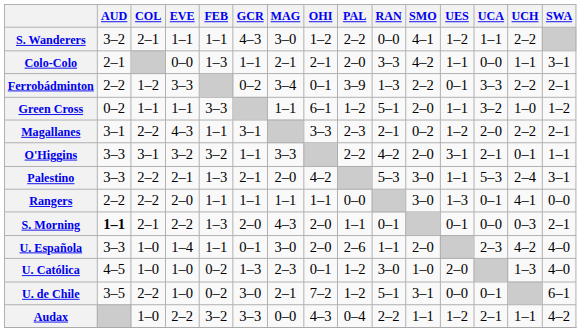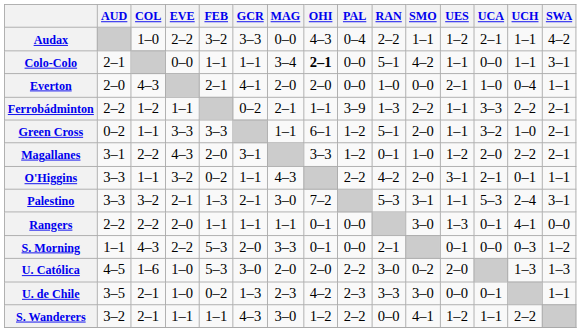rows swapped: (51, 317) <-> (51, 40)
(216, 62) 1–3 -> (216, 62) 1–1
(285, 62) 2–1 -> (285, 62) 3–4
(321, 62) normal -> (321, 62) bold
(355, 62) 2–0 -> (355, 62) 0–0
(389, 62) 3–3 -> (389, 62) 5–1
+ row: (51, 86)
(182, 85) 3–3 -> (182, 108) 1–1
(285, 85) 3–4 -> (285, 108) 2–1
(321, 85) 0–1 -> (321, 108) 1–1
(457, 85) 0–1 -> (457, 108) 1–1
(182, 108) 1–1 -> (182, 131) 3–3
(559, 108) 1–2 -> (559, 131) 2–1
(216, 131) 1–1 -> (216, 154) 2–0
(355, 131) 2–3 -> (355, 154) 1–2
(389, 131) 2–1 -> (389, 154) 0–1
(423, 131) 0–2 -> (423, 154) 1–0
(148, 154) 3–1 -> (148, 177) 1–1
(216, 154) 3–2 -> (216, 177) 0–2
(285, 154) 3–3 -> (285, 177) 4–3
(148, 177) 2–2 -> (148, 200) 3–2
(285, 177) 2–0 -> (285, 200) 3–0
(321, 177) 4–2 -> (321, 200) 7–2
(423, 177) 3–0 -> (423, 200) 3–1
(321, 200) 1–1 -> (321, 223) 0–1
(114, 223) bold -> (114, 246) normal
(148, 223) 2–1 -> (148, 246) 4–3
(216, 223) 1–3 -> (216, 246) 5–3
(285, 223) 4–3 -> (285, 246) 3–3
(321, 223) 2–0 -> (321, 246) 0–1
(355, 223) 1–1 -> (355, 246) 0–0
(389, 223) 0–1 -> (389, 246) 2–1
(559, 223) 2–1 -> (559, 246) 1–2
- row: (51, 247)
(148, 270) 1–0 -> (148, 270) 1–6
(216, 270) 0–2 -> (216, 270) 5–3
(250, 270) 1–3 -> (250, 270) 3–0
(285, 270) 2–3 -> (285, 270) 2–0
(321, 270) 0–1 -> (321, 270) 2–0
(355, 270) 1–2 -> (355, 270) 2–2
(423, 270) 1–0 -> (423, 270) 0–2
(559, 270) 4–0 -> (559, 270) 1–3
(148, 293) 2–2 -> (148, 293) 2–1
(250, 293) 3–0 -> (250, 293) 1–3
(285, 293) 2–1 -> (285, 293) 2–3
(321, 293) 7–2 -> (321, 293) 4–2
(355, 293) 1–2 -> (355, 293) 2–3
(389, 293) 5–1 -> (389, 293) 3–3
(423, 293) 3–1 -> (423, 293) 3–0
(559, 293) 6–1 -> (559, 293) 1–1
